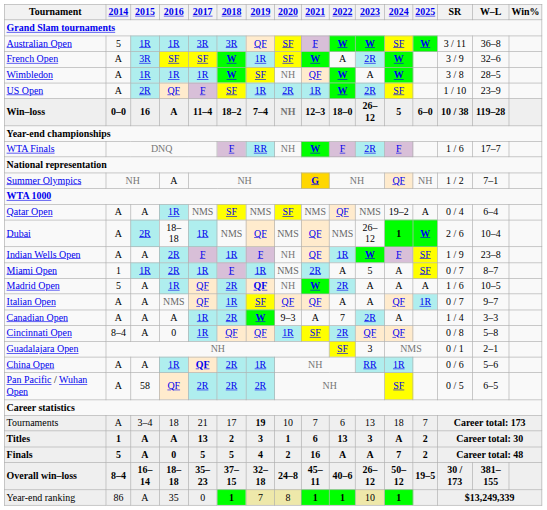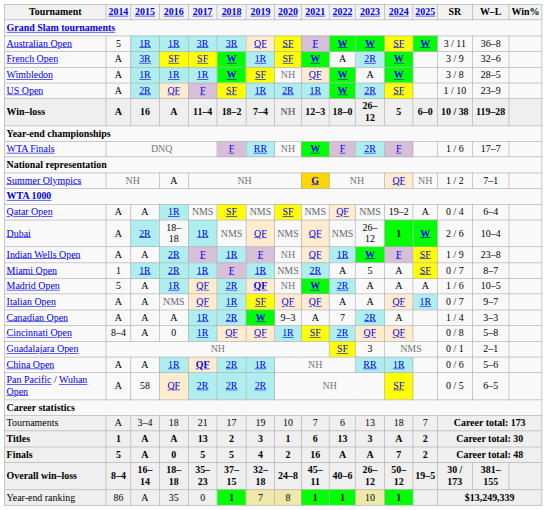(118, 112) 0–0 -> (118, 112) A
(260, 423) bold -> (260, 423) normal
